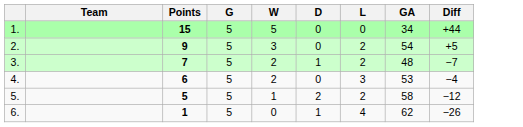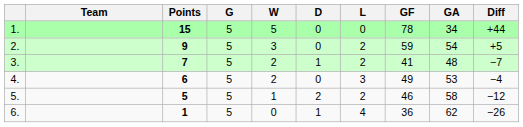+ column: (407, 12)
